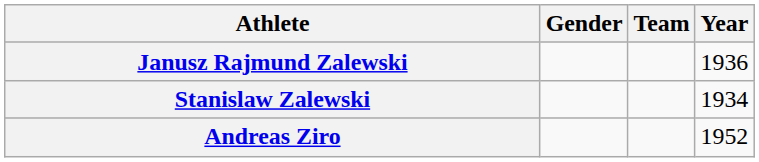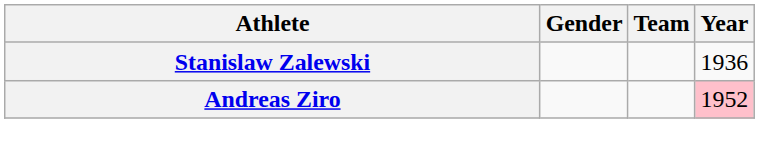- row: (272, 61)
(724, 99) 1934 -> (724, 61) 1936
(724, 136) no background -> (724, 99) pink background
